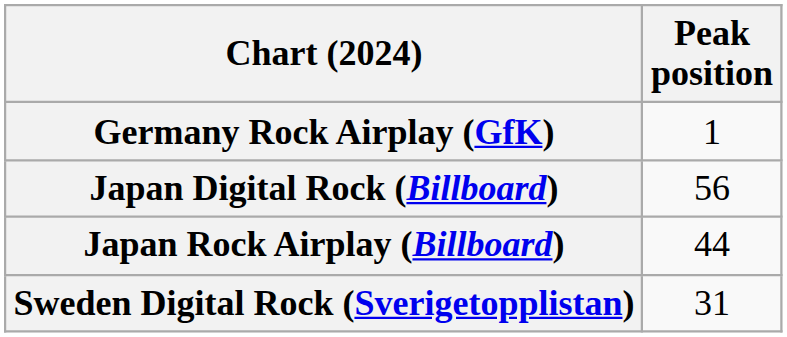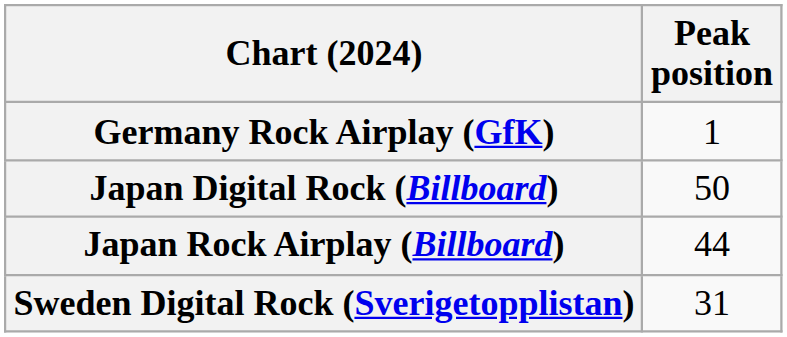(712, 187) 56 -> (712, 187) 50
